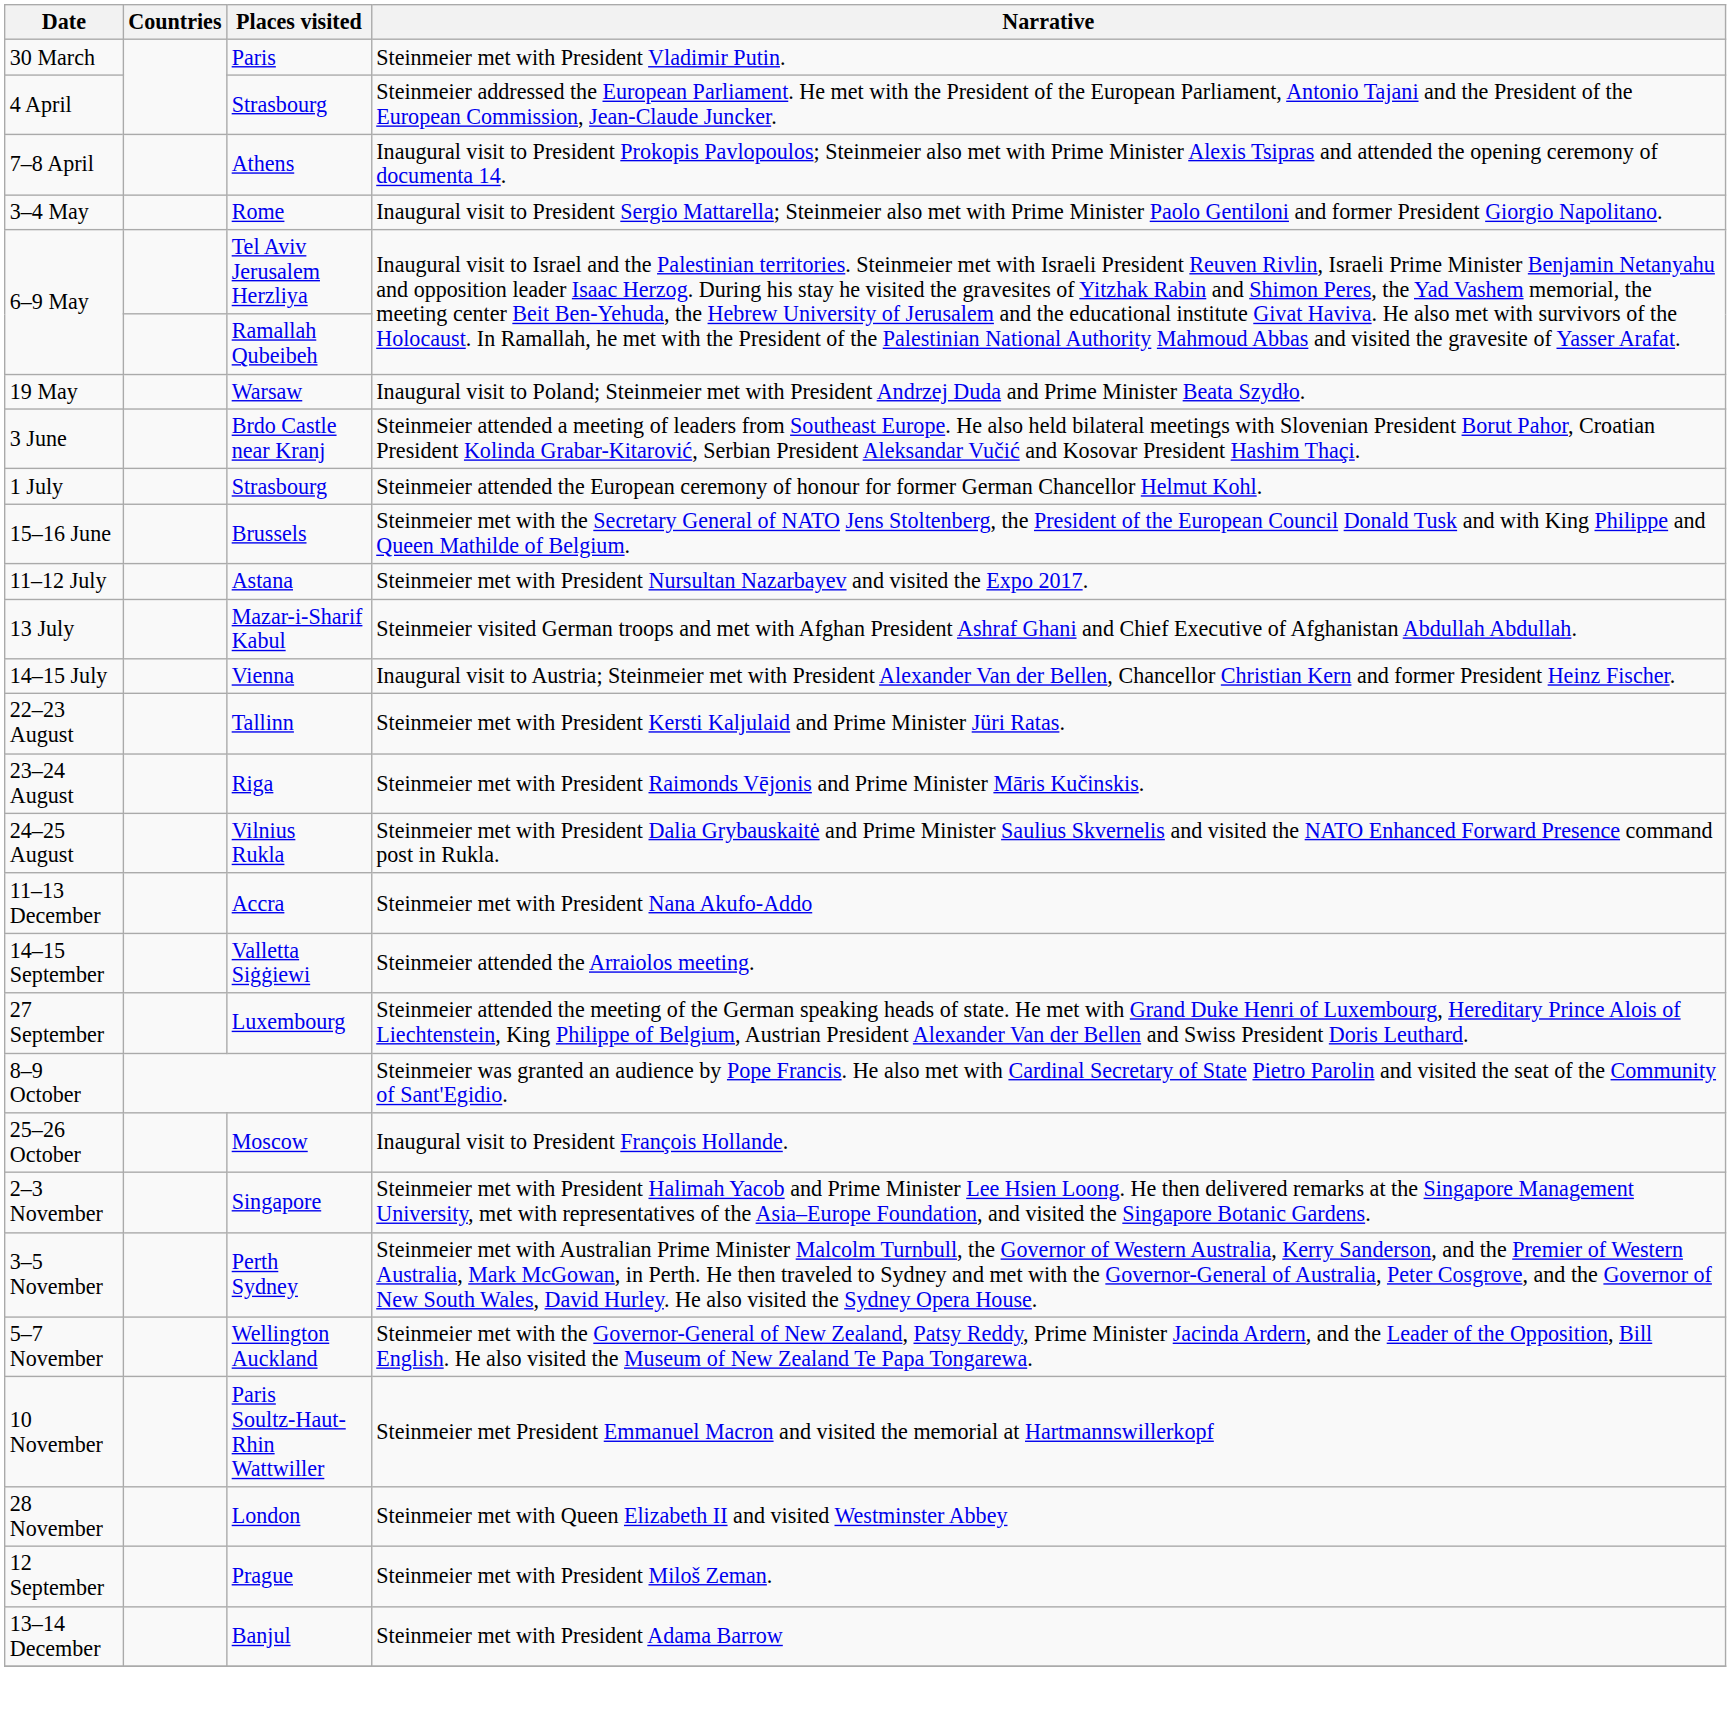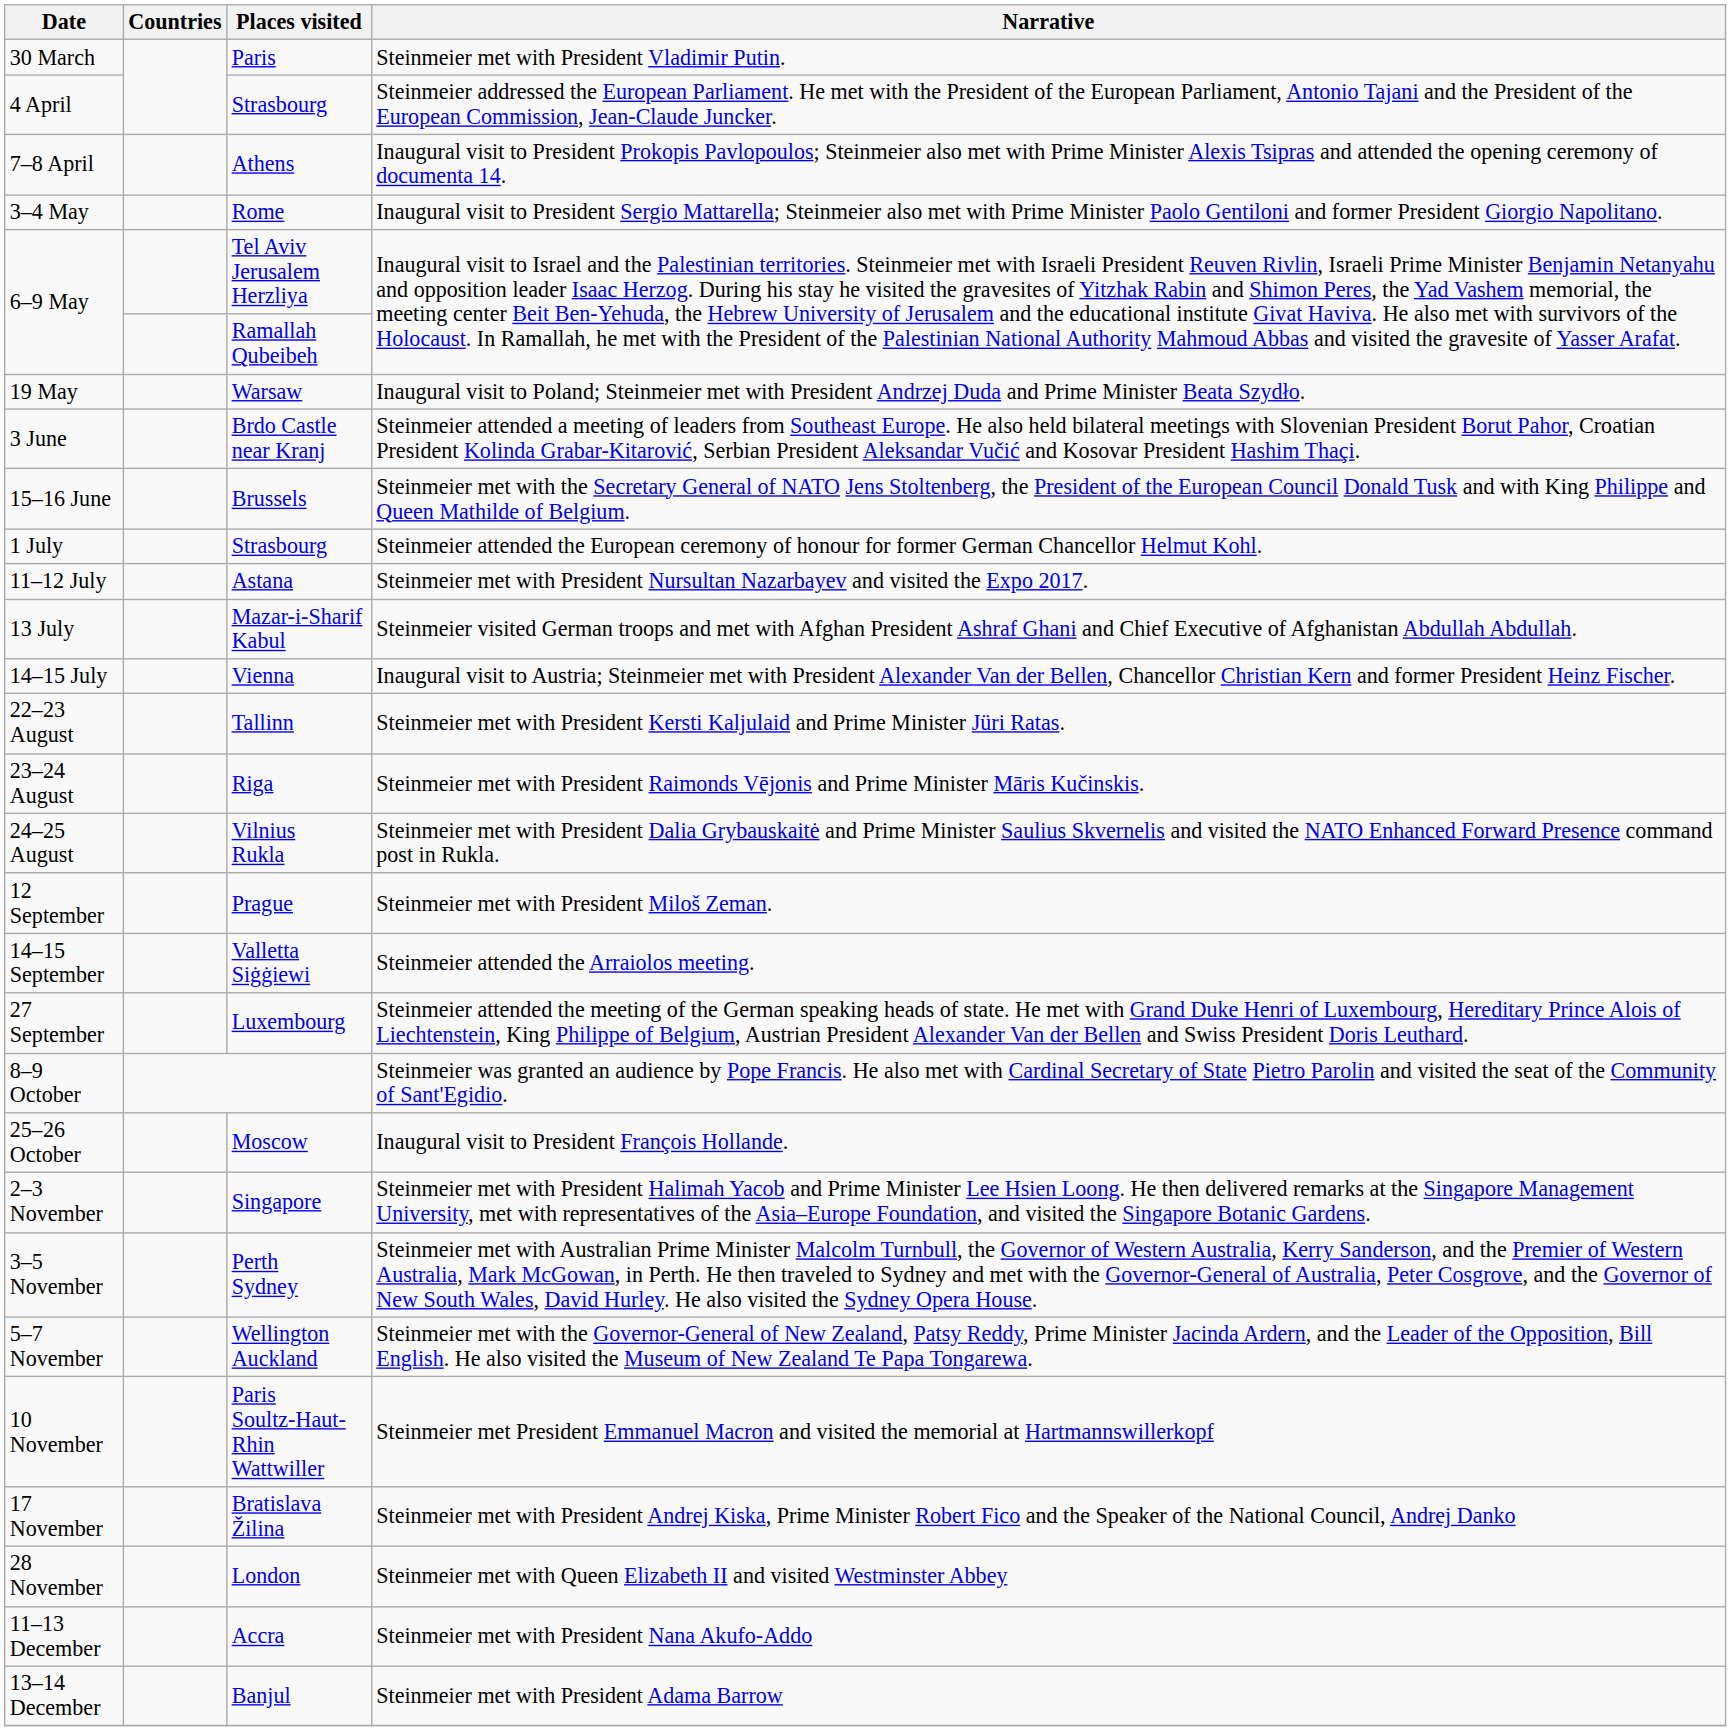rows swapped: (60, 533) <-> (36, 486)
rows swapped: (57, 1576) <-> (55, 902)
+ row: (56, 1516)
